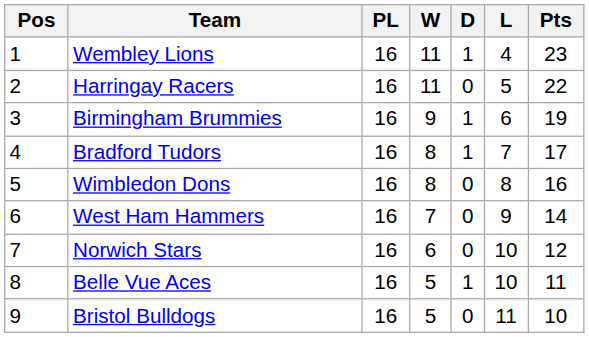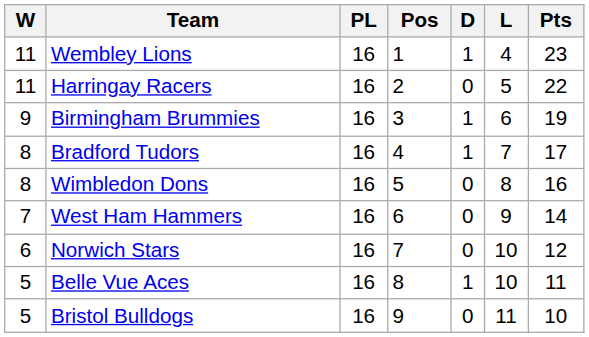columns swapped: (36, 20) <-> (431, 20)
